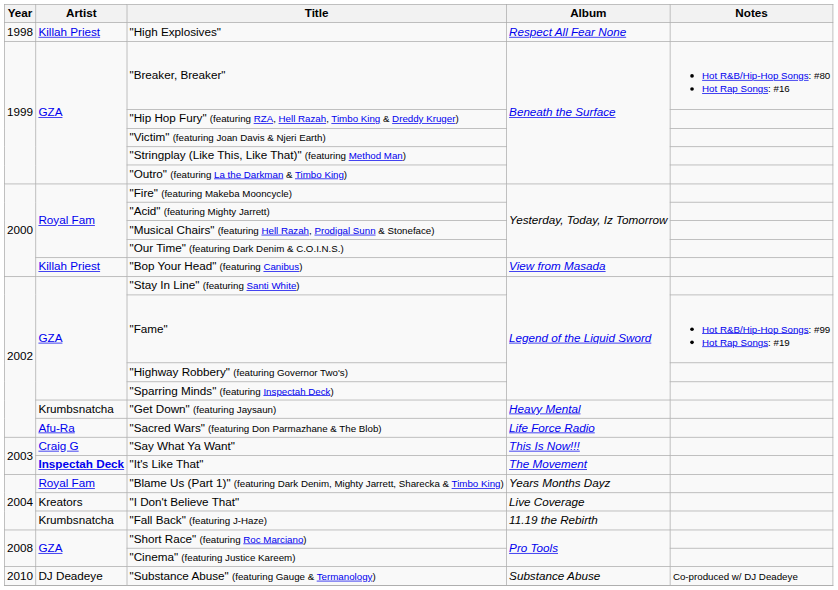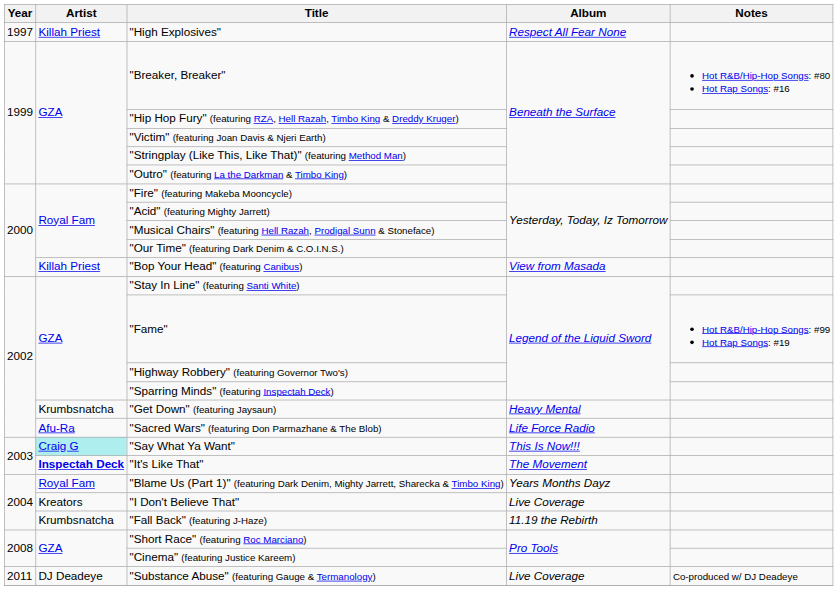(20, 32) 1998 -> (20, 32) 1997
(59, 446) no background -> (59, 446) paleturquoise background
(20, 576) 2010 -> (20, 576) 2011
(555, 576) Substance Abuse -> (547, 576) Live Coverage
